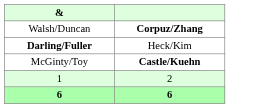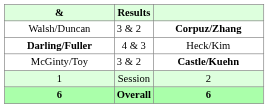+ column: (134, 12)
